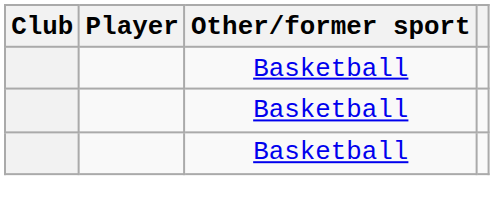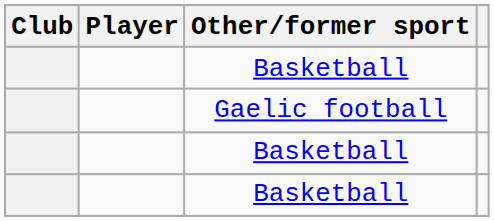+ row: (42, 110)
